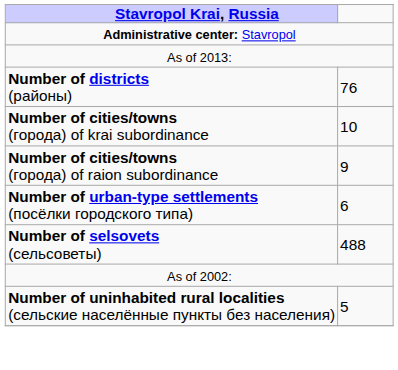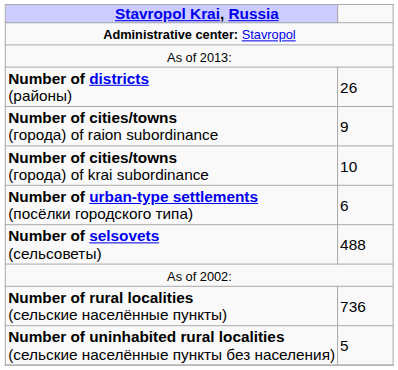(349, 87) 76 -> (349, 87) 26
rows swapped: (109, 126) <-> (113, 166)
+ row: (118, 306)
